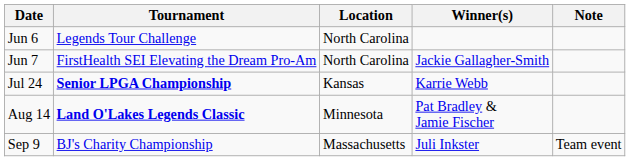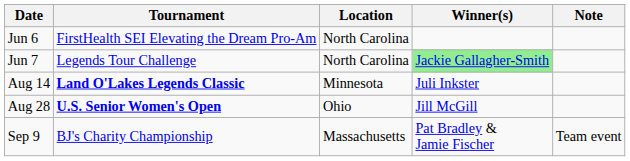(126, 38) Legends Tour Challenge -> (187, 38) FirstHealth SEI Elevating the Dream Pro-Am
(187, 60) FirstHealth SEI Elevating the Dream Pro-Am -> (126, 60) Legends Tour Challenge
(482, 60) no background -> (482, 60) lightgreen background
- row: (25, 83)
(456, 114) Pat Bradley & Jamie Fischer -> (447, 83) Juli Inkster
+ row: (29, 106)
(447, 144) Juli Inkster -> (456, 136) Pat Bradley & Jamie Fischer
